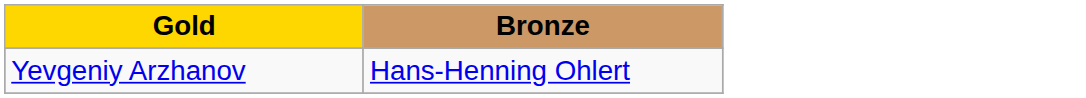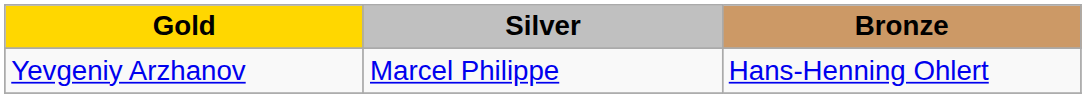+ column: (543, 26)
